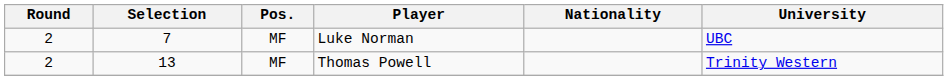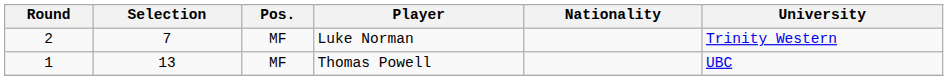(719, 40) UBC -> (772, 40) Trinity Western
(49, 64) 2 -> (49, 64) 1
(772, 64) Trinity Western -> (719, 64) UBC
